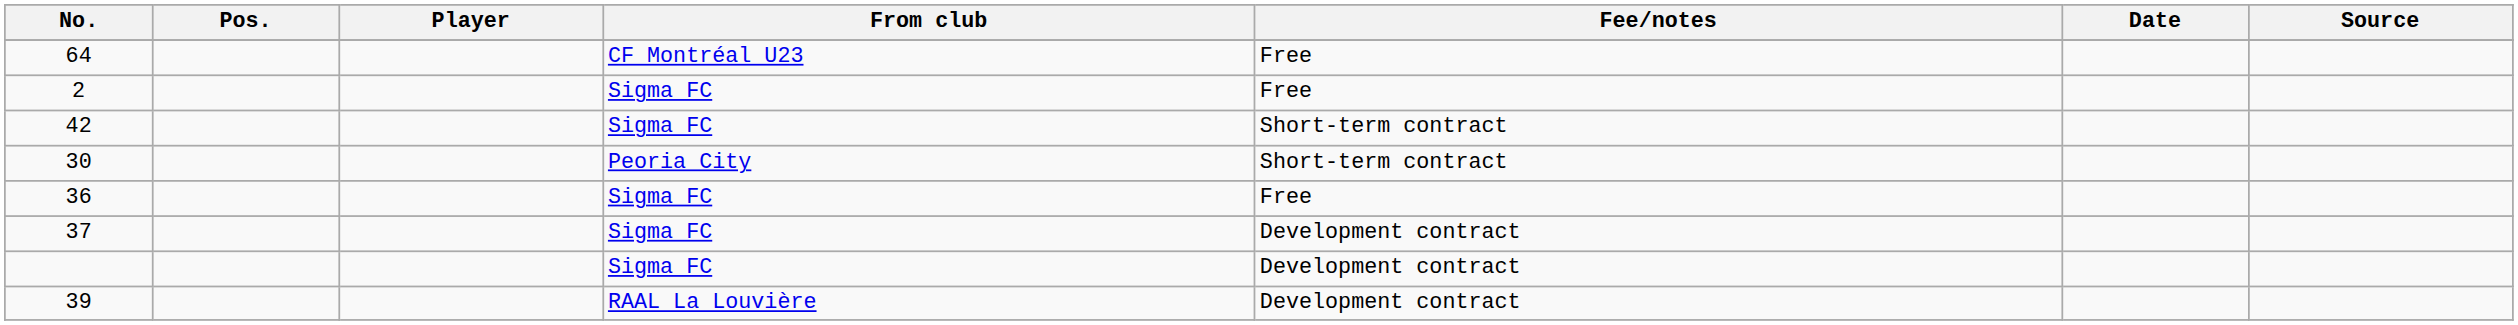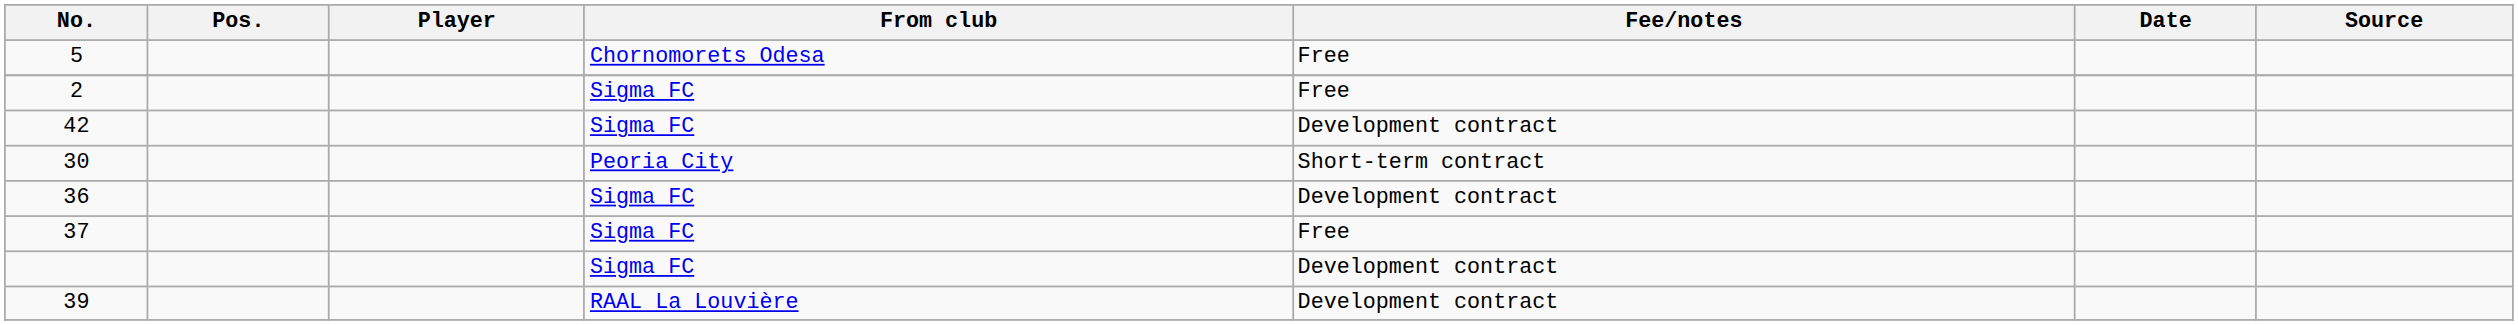+ row: (76, 58)
- row: (79, 58)
(1384, 128) Short-term contract -> (1428, 128) Development contract
(1286, 198) Free -> (1428, 198) Development contract
(1390, 233) Development contract -> (1324, 233) Free
